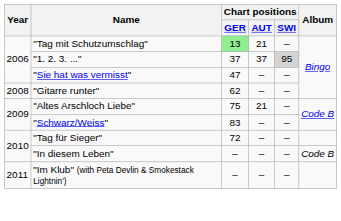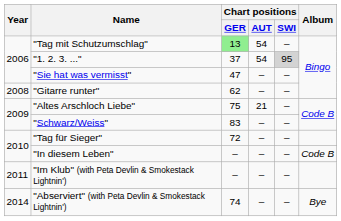(262, 43) 21 -> (262, 43) 54
(262, 59) 37 -> (262, 59) 54
+ row: (119, 202)
